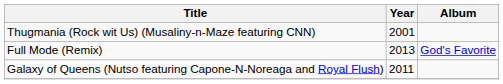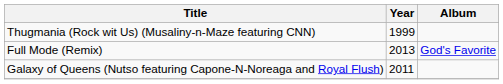(402, 32) 2001 -> (402, 32) 1999
